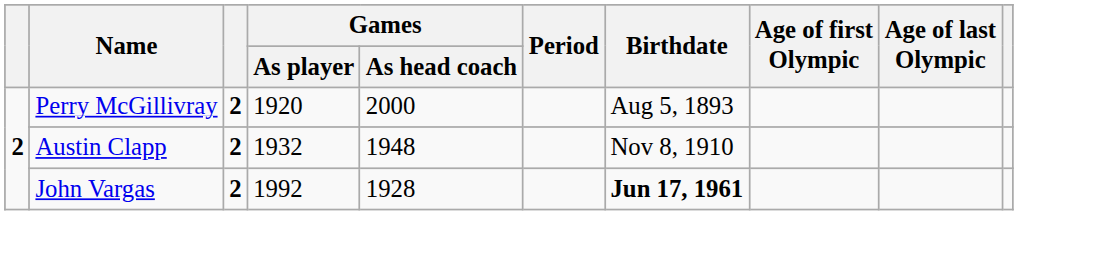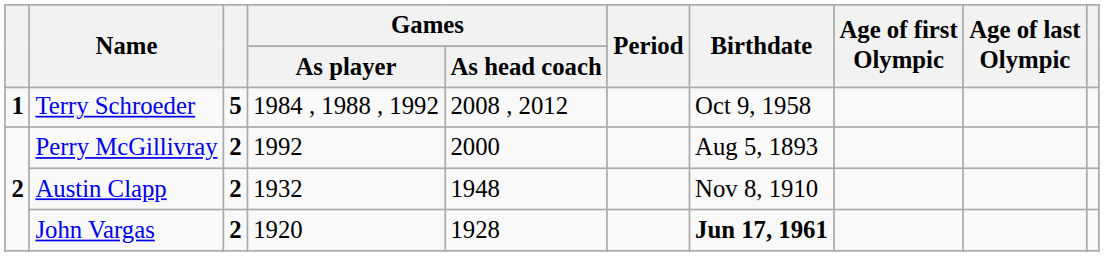+ row: (115, 107)
(278, 107) 1920 -> (278, 147) 1992
(278, 188) 1992 -> (278, 229) 1920
